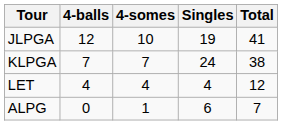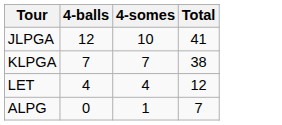- column: (208, 16)
